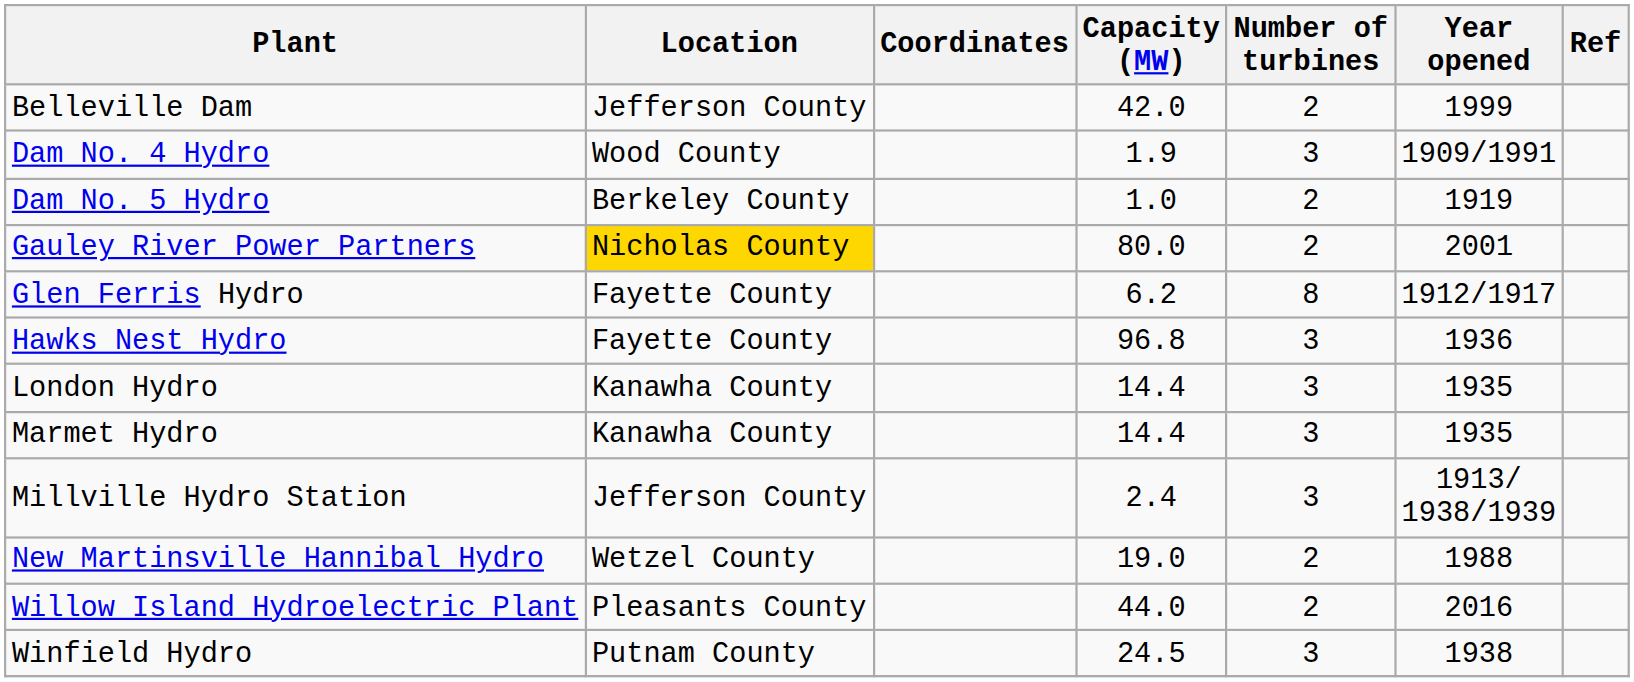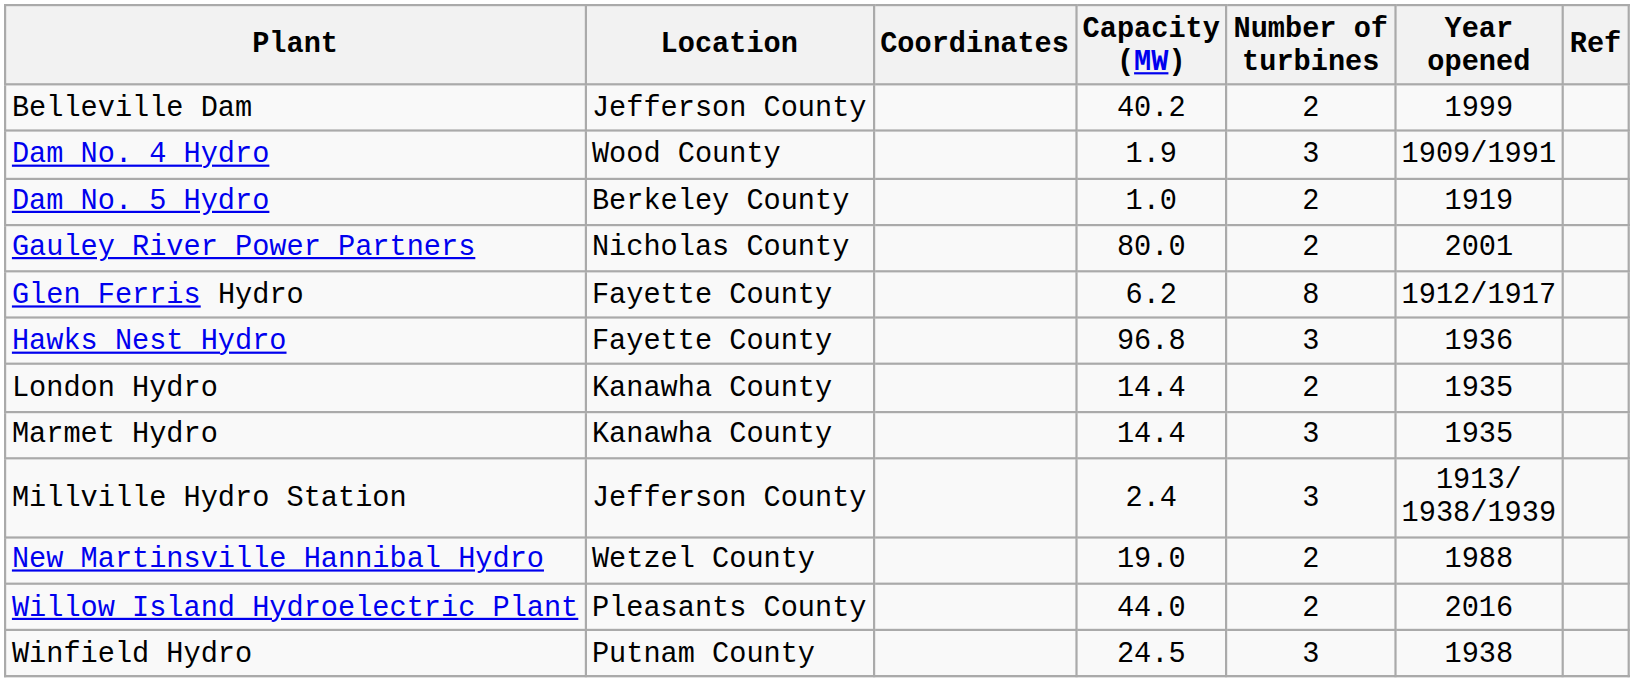(1151, 108) 42.0 -> (1151, 108) 40.2
(721, 248) gold background -> (721, 248) no background
(1311, 388) 3 -> (1311, 388) 2
